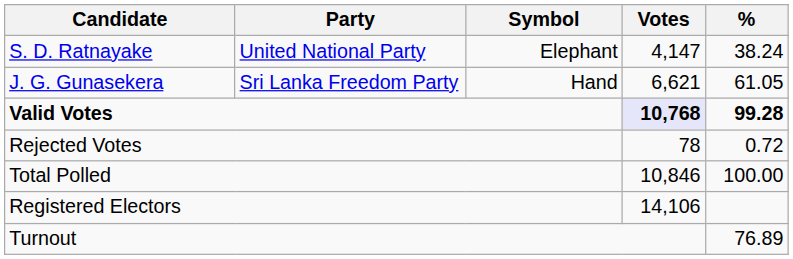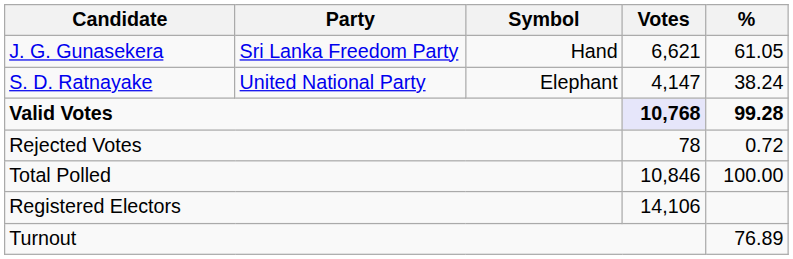rows swapped: (86, 82) <-> (81, 51)
